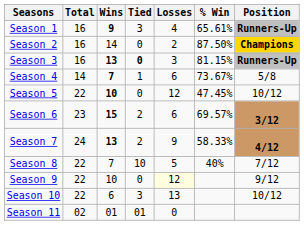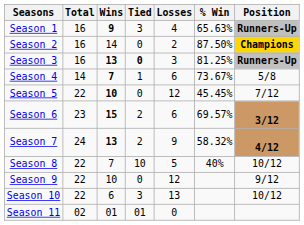(215, 29) 65.61% -> (215, 29) 65.63%
(215, 61) 81.15% -> (215, 61) 81.25%
(215, 93) 47.45% -> (215, 93) 45.45%
(267, 93) 10/12 -> (267, 93) 7/12
(215, 142) 58.33% -> (215, 142) 58.32%
(267, 164) 7/12 -> (267, 164) 10/12
(174, 180) lightyellow background -> (174, 180) no background
